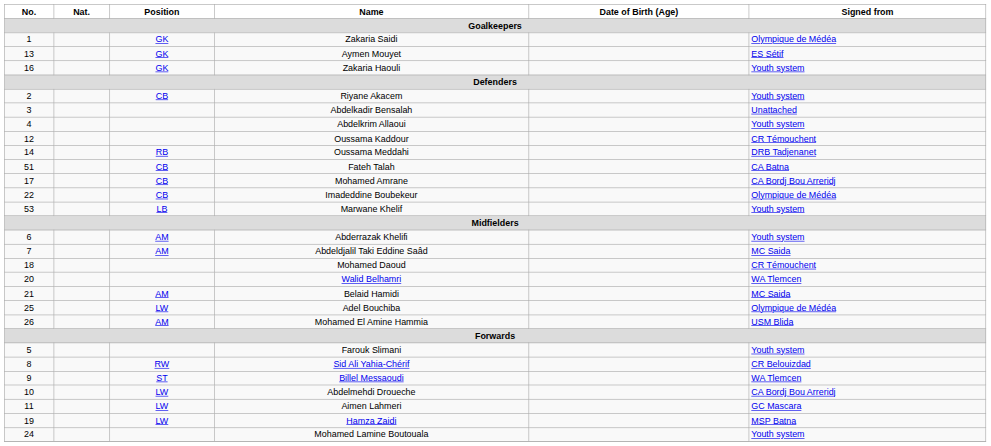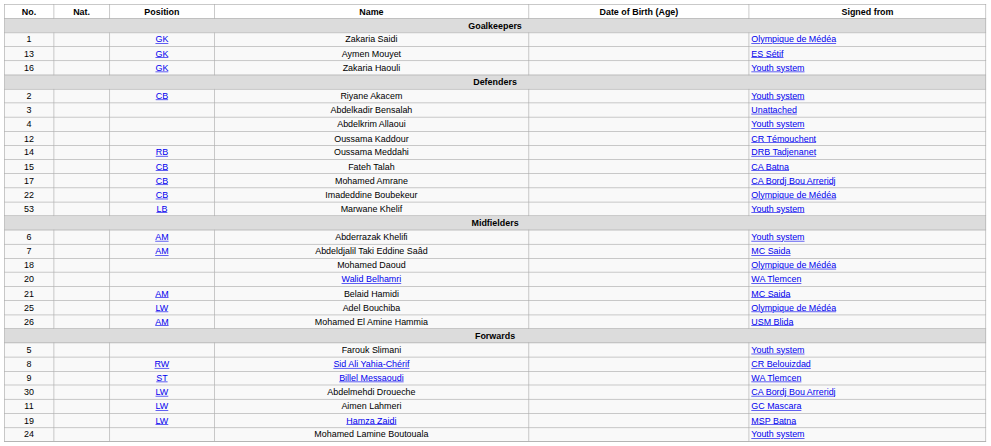(29, 167) 51 -> (29, 167) 15
(784, 266) CR Témouchent -> (794, 266) Olympique de Médéa
(29, 393) 10 -> (29, 393) 30
